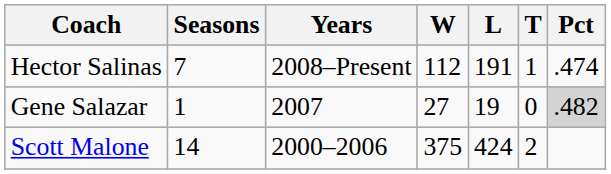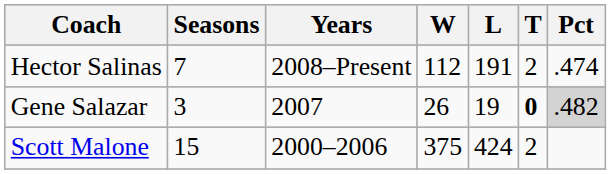(531, 65) 1 -> (531, 65) 2
(180, 106) 1 -> (180, 106) 3
(436, 106) 27 -> (436, 106) 26
(531, 106) normal -> (531, 106) bold
(186, 147) 14 -> (186, 147) 15
